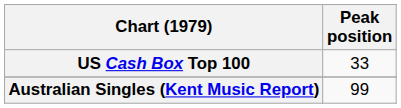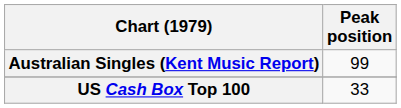rows swapped: (164, 90) <-> (164, 63)
